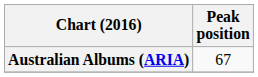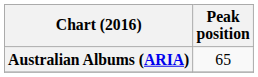(223, 59) 67 -> (223, 59) 65
